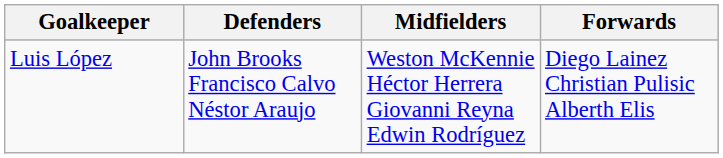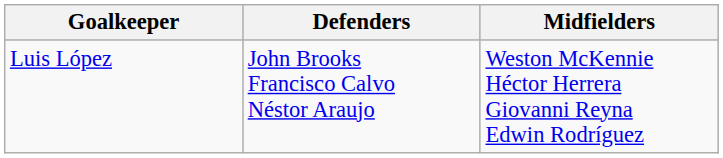- column: (629, 22)
